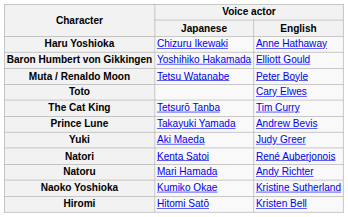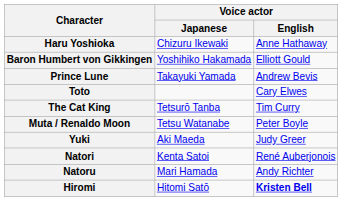rows swapped: (79, 76) <-> (79, 124)
- row: (79, 188)
(281, 204) normal -> (284, 188) bold
